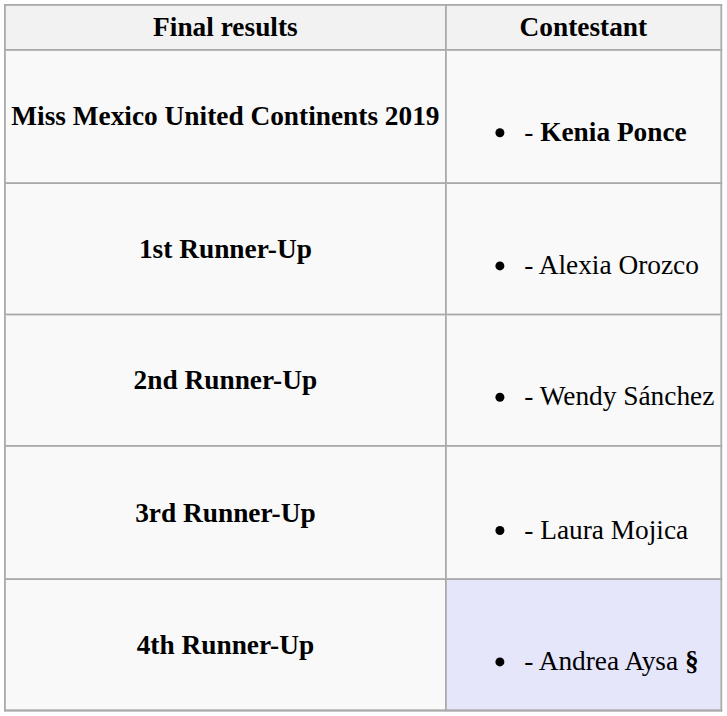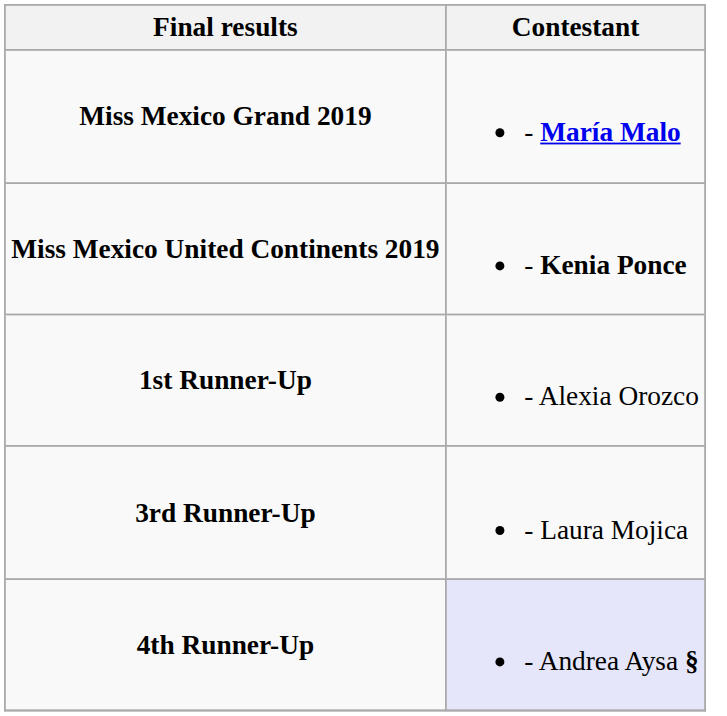+ row: (225, 115)
- row: (225, 380)
